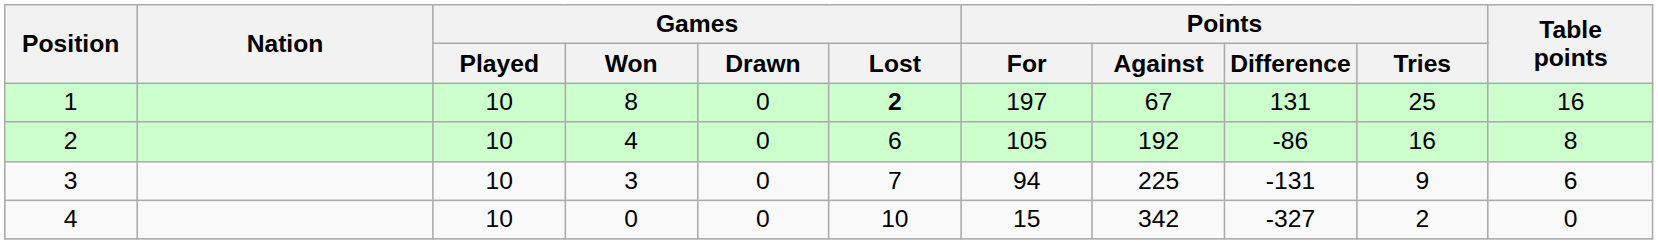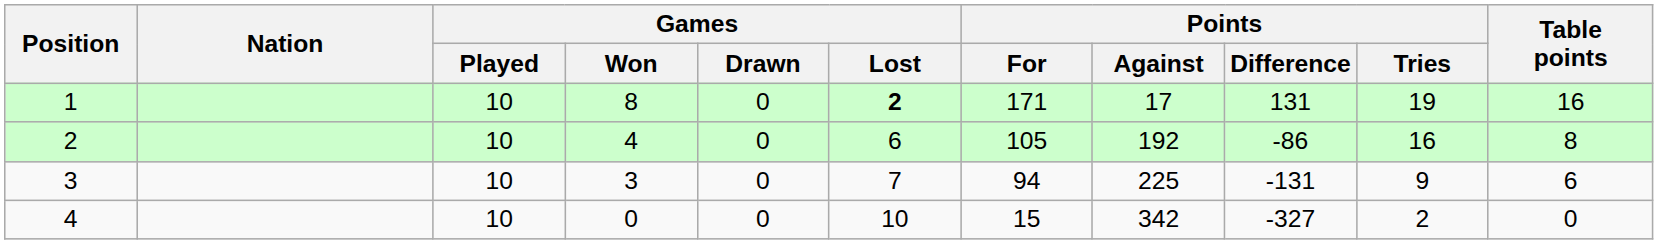(1027, 102) 197 -> (1027, 102) 171
(1159, 102) 67 -> (1159, 102) 17
(1422, 102) 25 -> (1422, 102) 19
